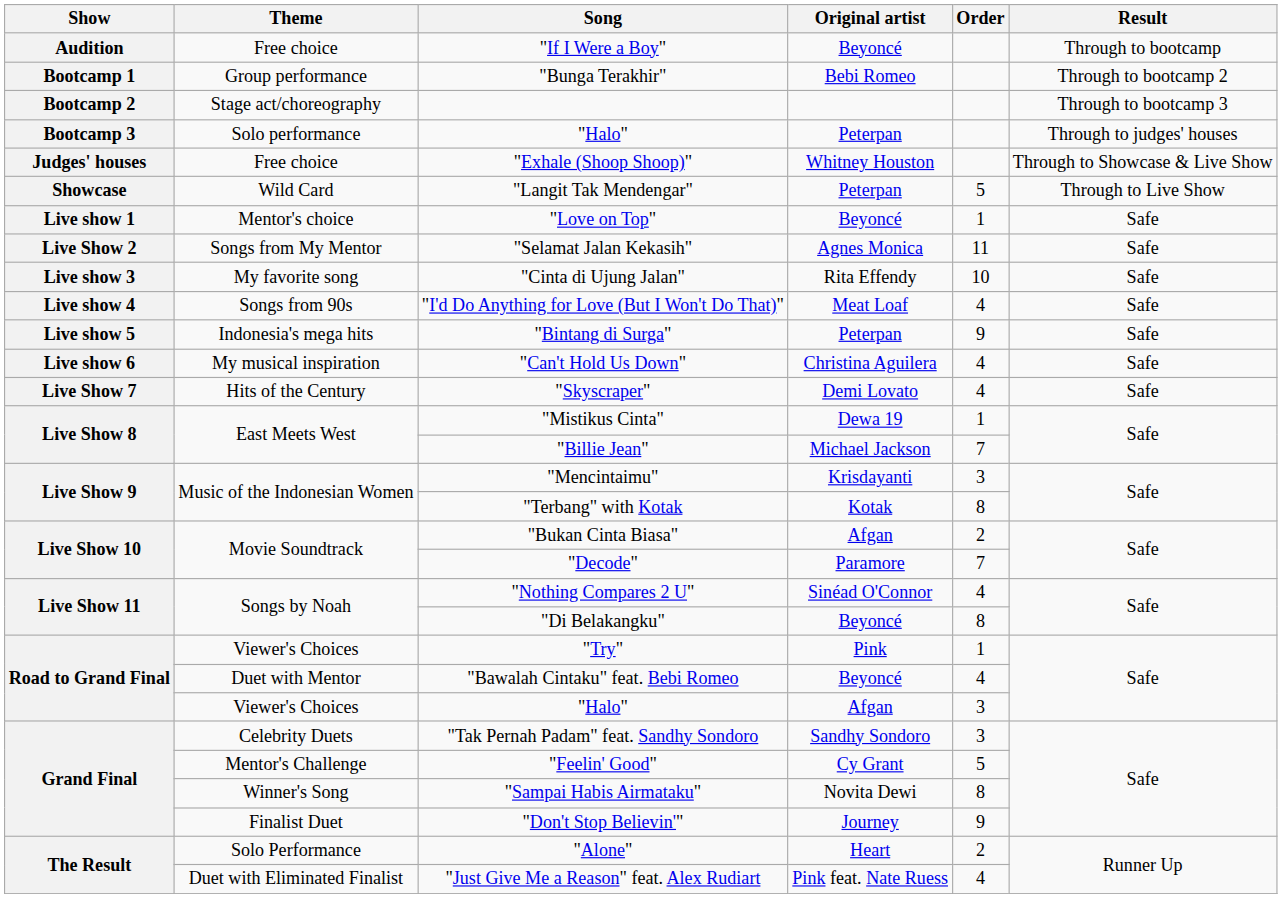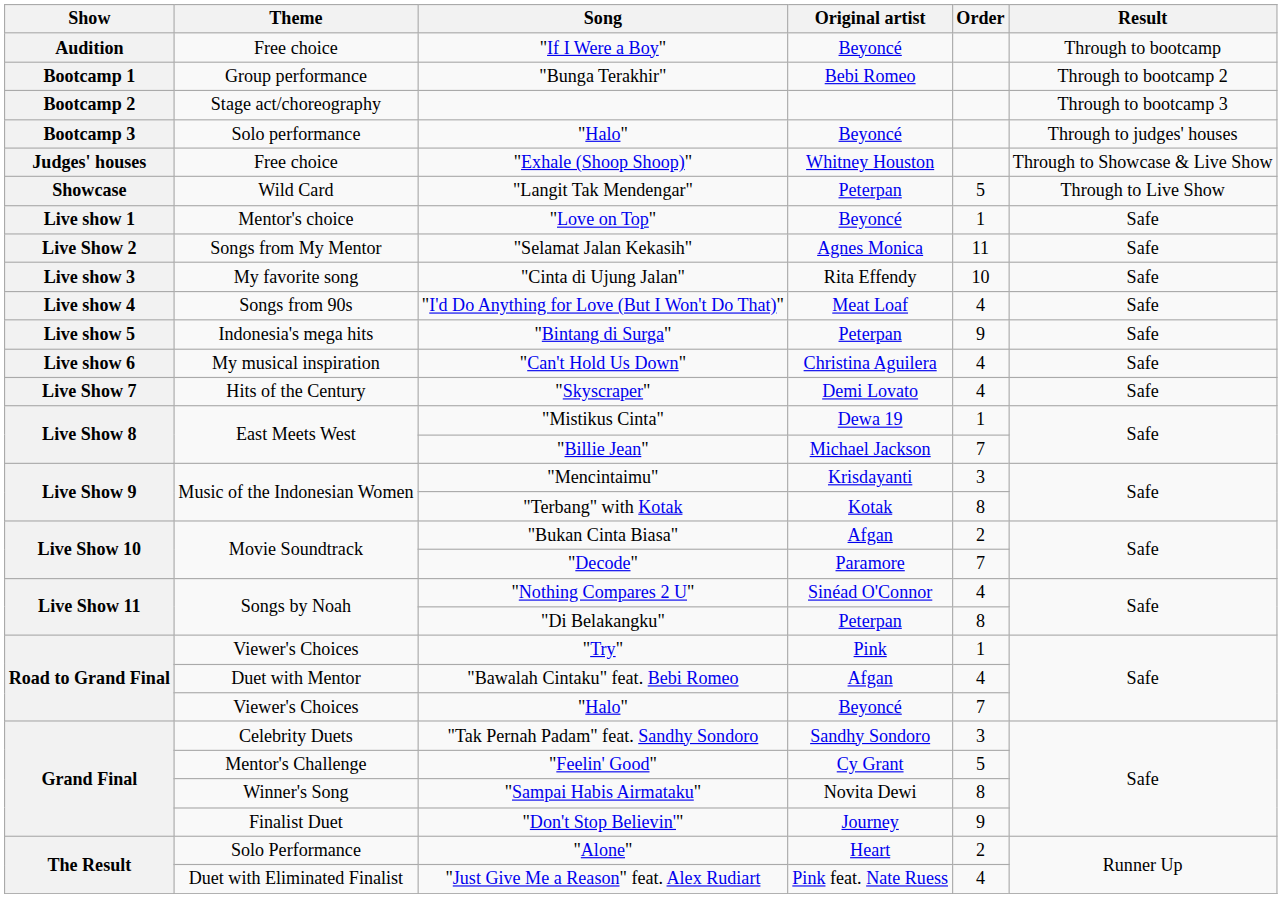(870, 133) Peterpan -> (870, 133) Beyoncé
(870, 620) Beyoncé -> (870, 620) Peterpan
(870, 678) Beyoncé -> (870, 678) Afgan
(870, 707) Afgan -> (870, 707) Beyoncé
(980, 707) 3 -> (980, 707) 7
